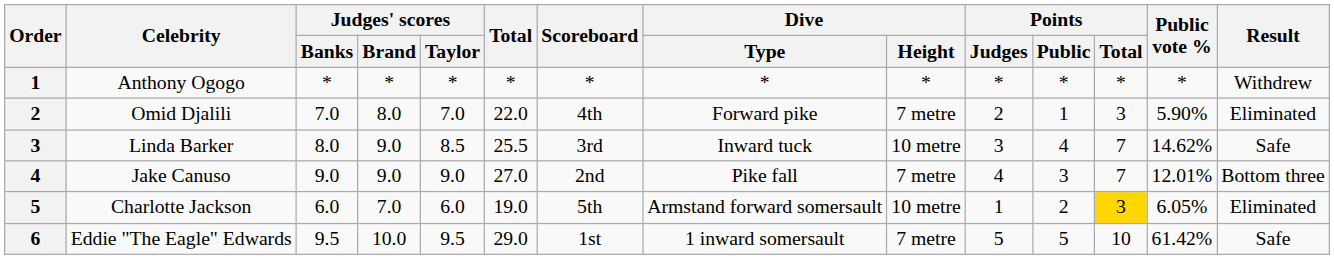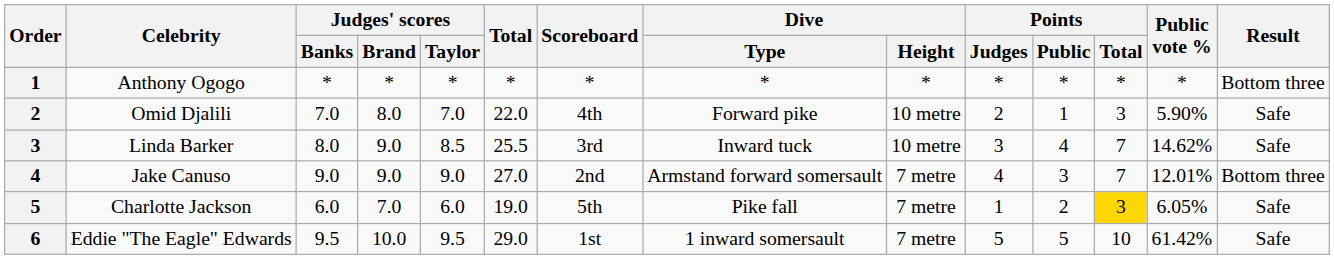(1273, 82) Withdrew -> (1273, 82) Bottom three
(926, 113) 7 metre -> (926, 113) 10 metre
(1273, 113) Eliminated -> (1273, 113) Safe
(765, 176) Pike fall -> (765, 176) Armstand forward somersault
(765, 207) Armstand forward somersault -> (765, 207) Pike fall
(926, 207) 10 metre -> (926, 207) 7 metre
(1273, 207) Eliminated -> (1273, 207) Safe
